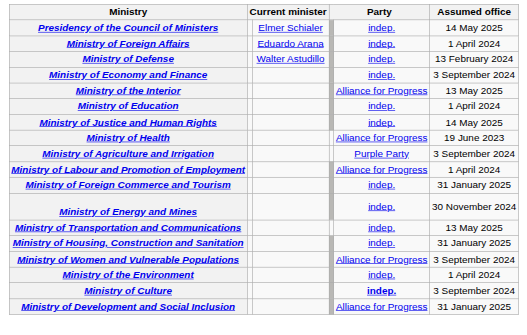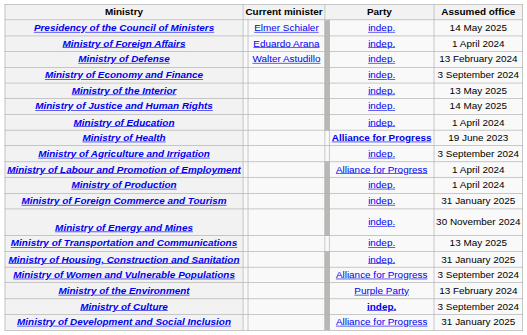(382, 91) Alliance for Progress -> (382, 91) indep.
rows swapped: (128, 122) <-> (128, 106)
(382, 138) normal -> (382, 138) bold
(382, 153) Purple Party -> (382, 153) indep.
+ row: (124, 185)
(382, 275) indep. -> (382, 290) Purple Party
(474, 275) 1 April 2024 -> (478, 290) 13 February 2024
